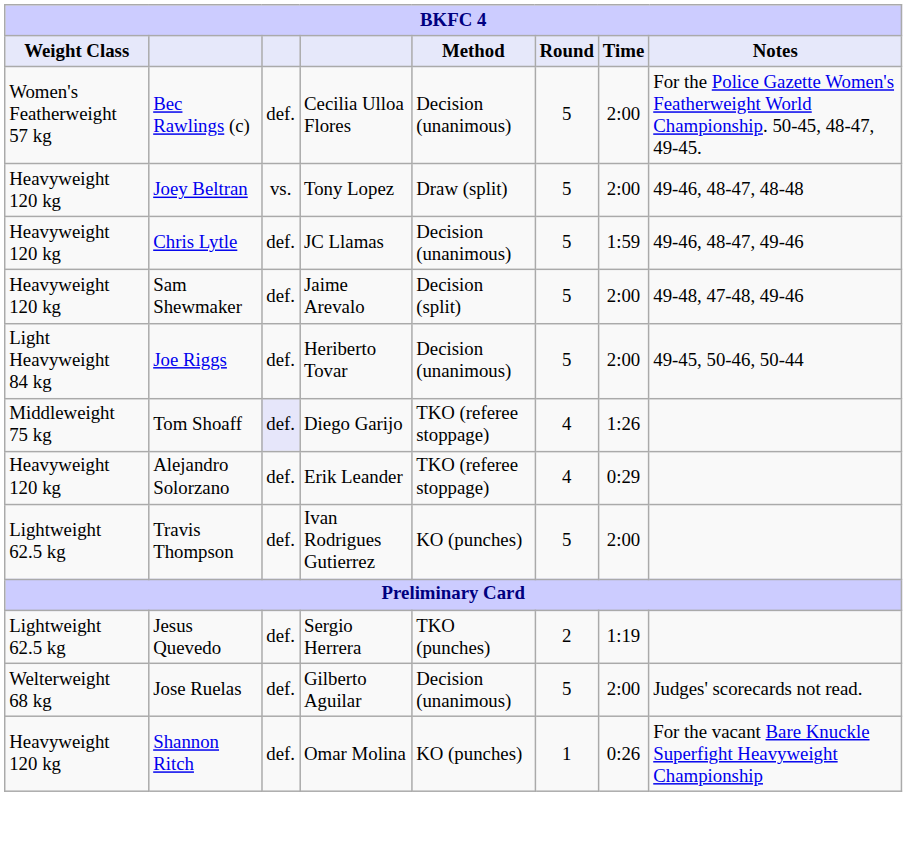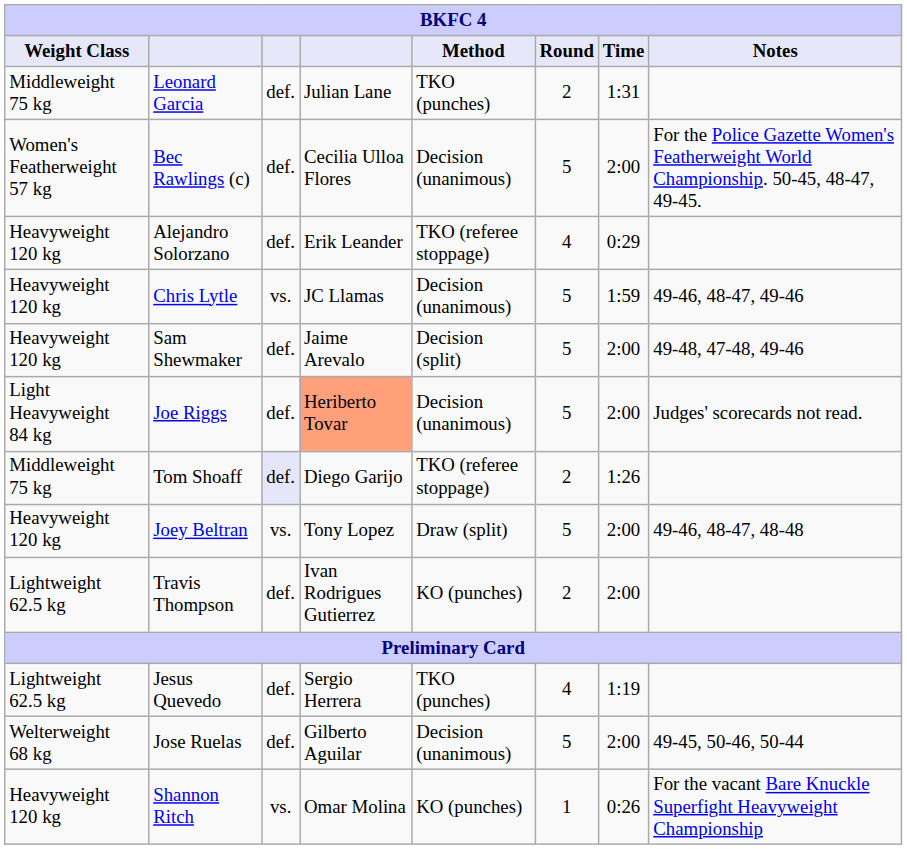+ row: (185, 92)
rows swapped: (200, 189) <-> (191, 477)
(281, 243) def. -> (281, 296) vs.
(340, 360) no background -> (340, 413) lightsalmon background
(728, 360) 49-45, 50-46, 50-44 -> (758, 413) Judges' scorecards not read.
(567, 424) 4 -> (567, 477) 2
(567, 541) 5 -> (567, 594) 2
(567, 636) 2 -> (567, 689) 4
(758, 689) Judges' scorecards not read. -> (728, 742) 49-45, 50-46, 50-44
(281, 753) def. -> (281, 806) vs.
